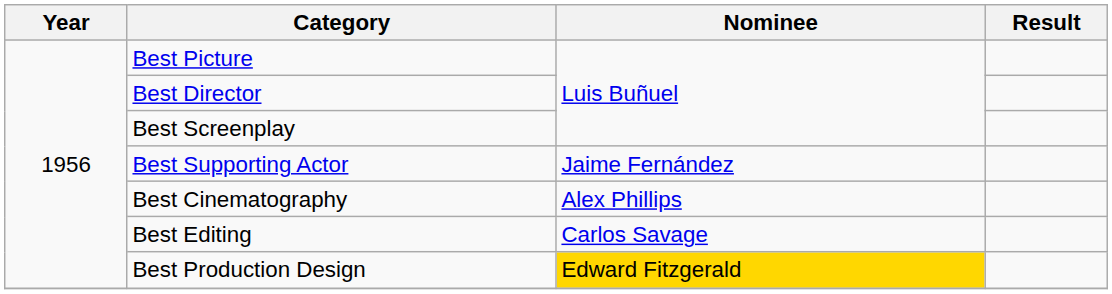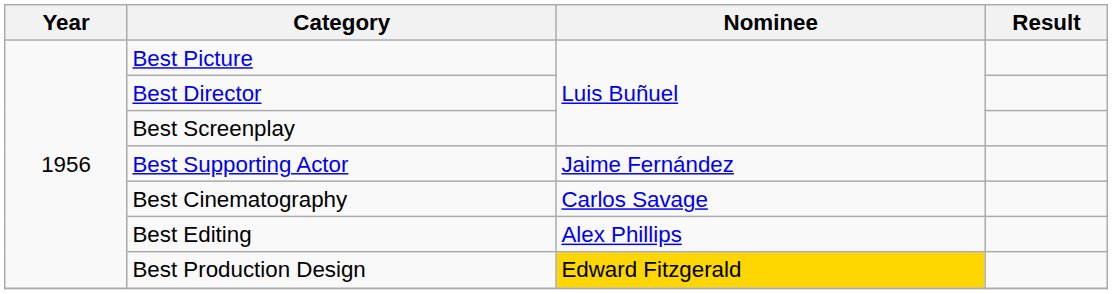(622, 199) Alex Phillips -> (635, 199) Carlos Savage
(635, 235) Carlos Savage -> (622, 235) Alex Phillips
